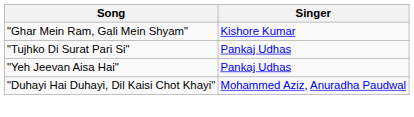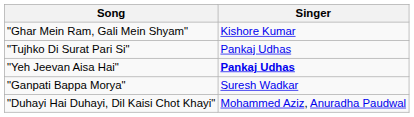(256, 67) normal -> (258, 67) bold
+ row: (66, 85)
